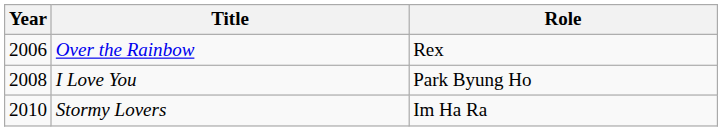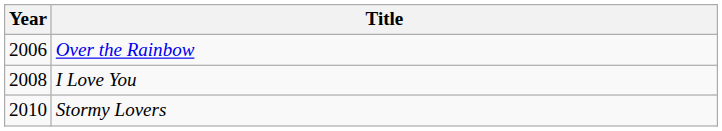- column: (563, 19)
